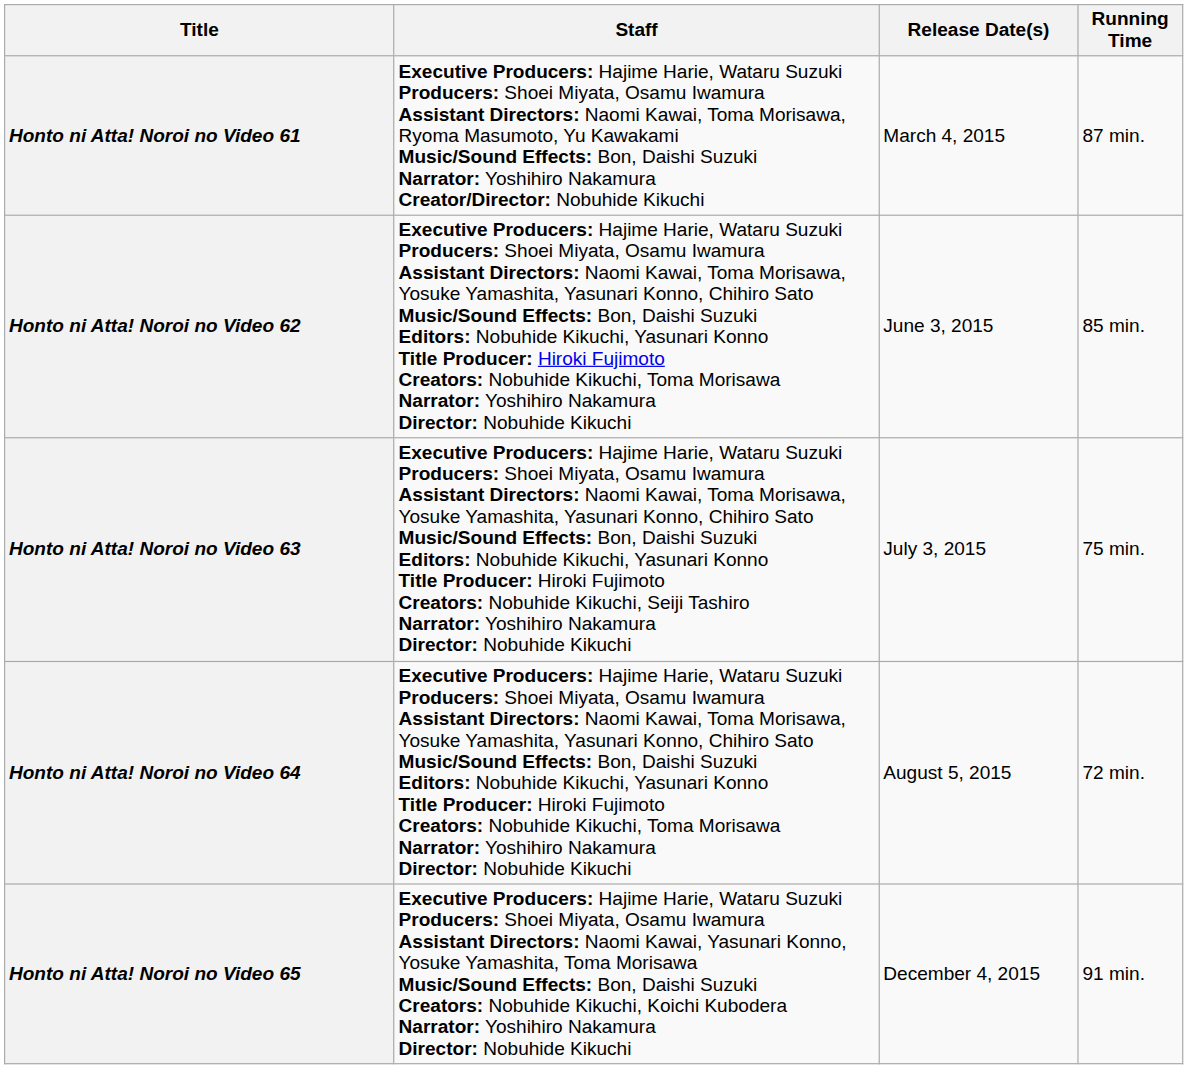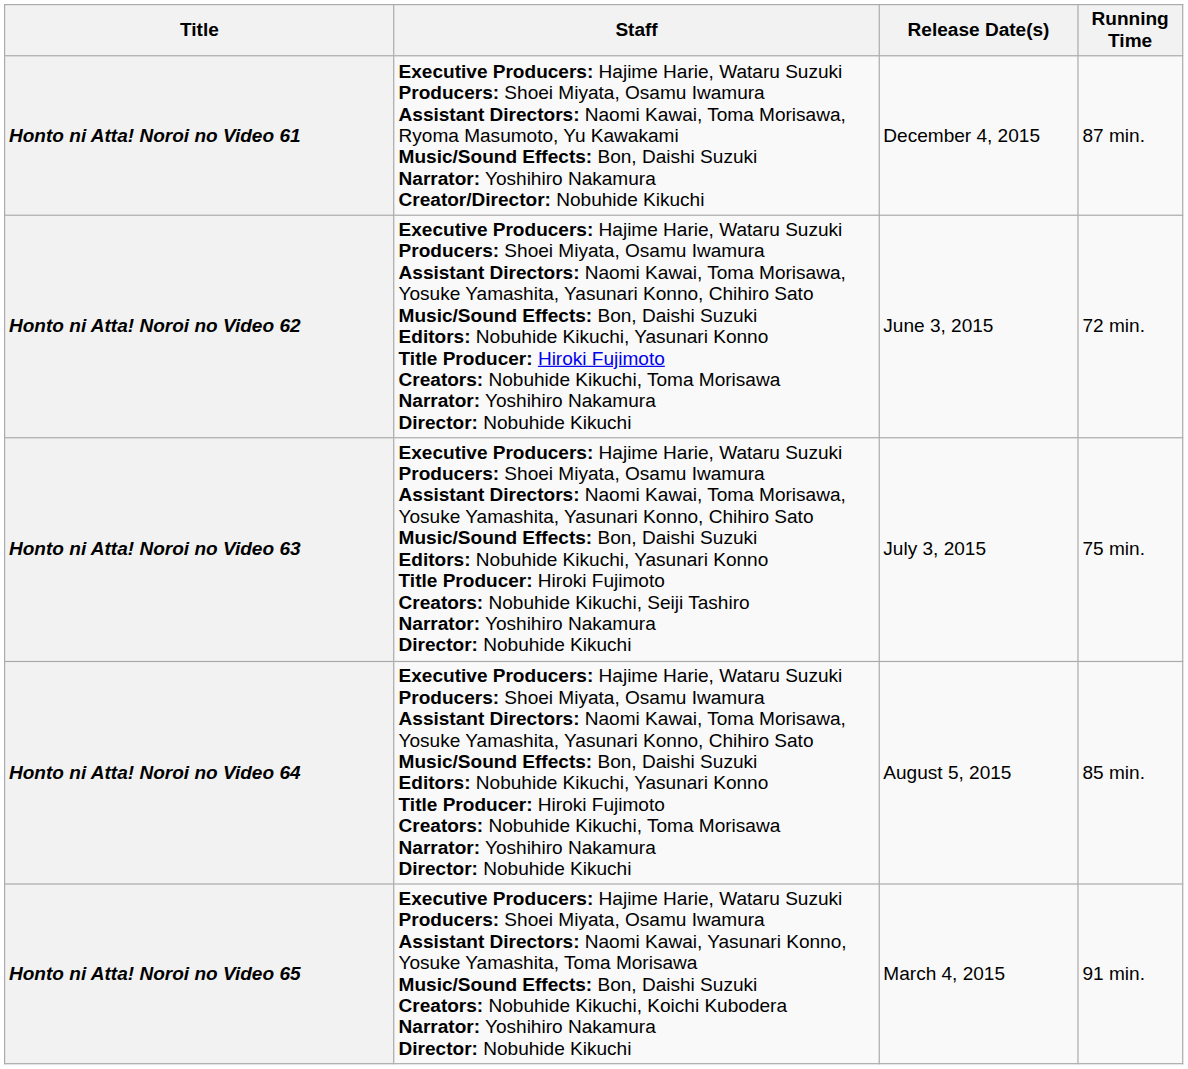(944, 135) March 4, 2015 -> (962, 135) December 4, 2015
(1114, 326) 85 min. -> (1114, 326) 72 min.
(1114, 772) 72 min. -> (1114, 772) 85 min.
(962, 973) December 4, 2015 -> (944, 973) March 4, 2015
